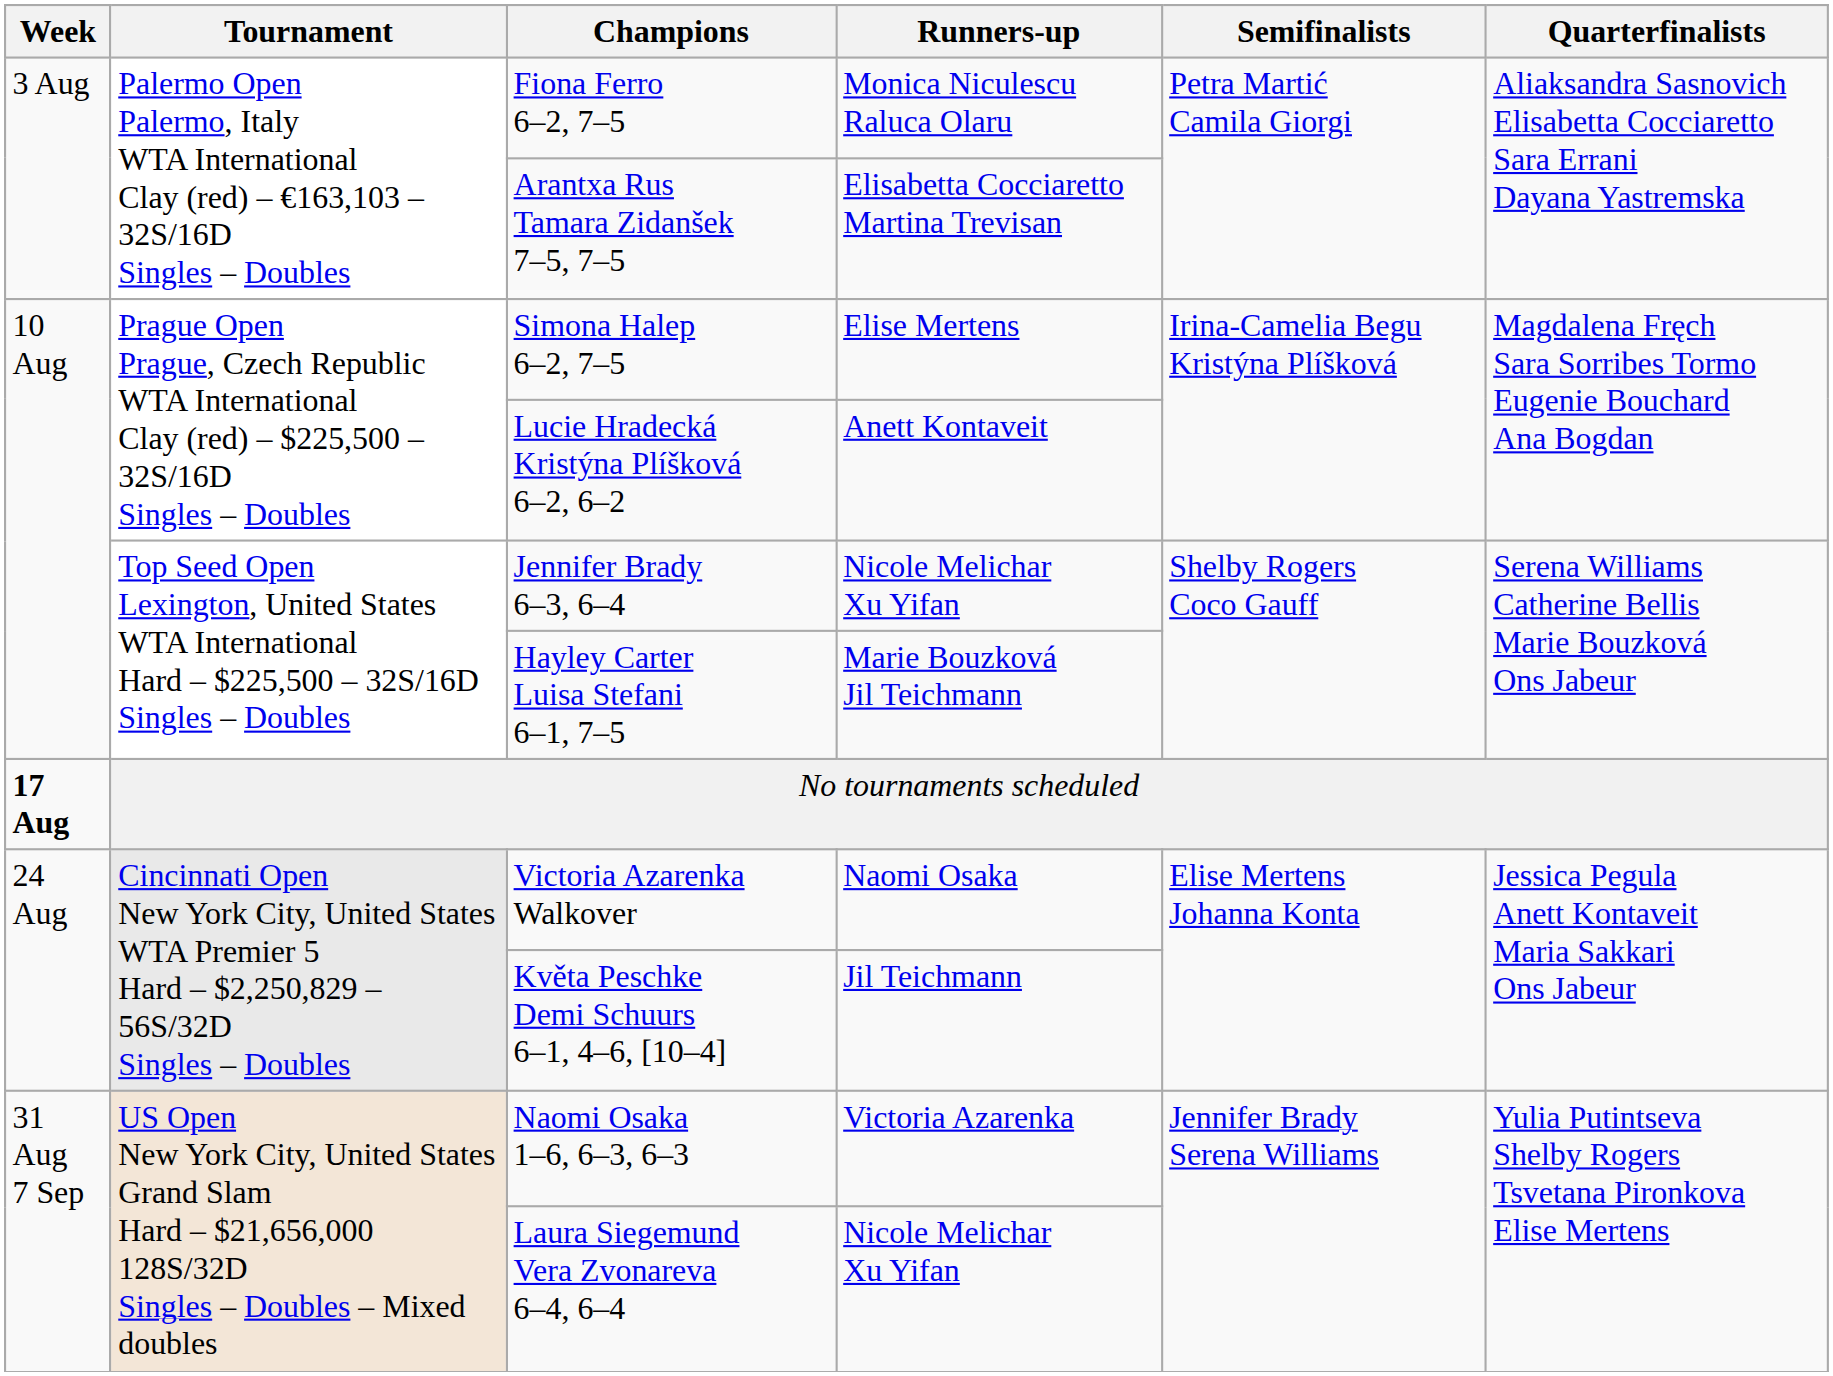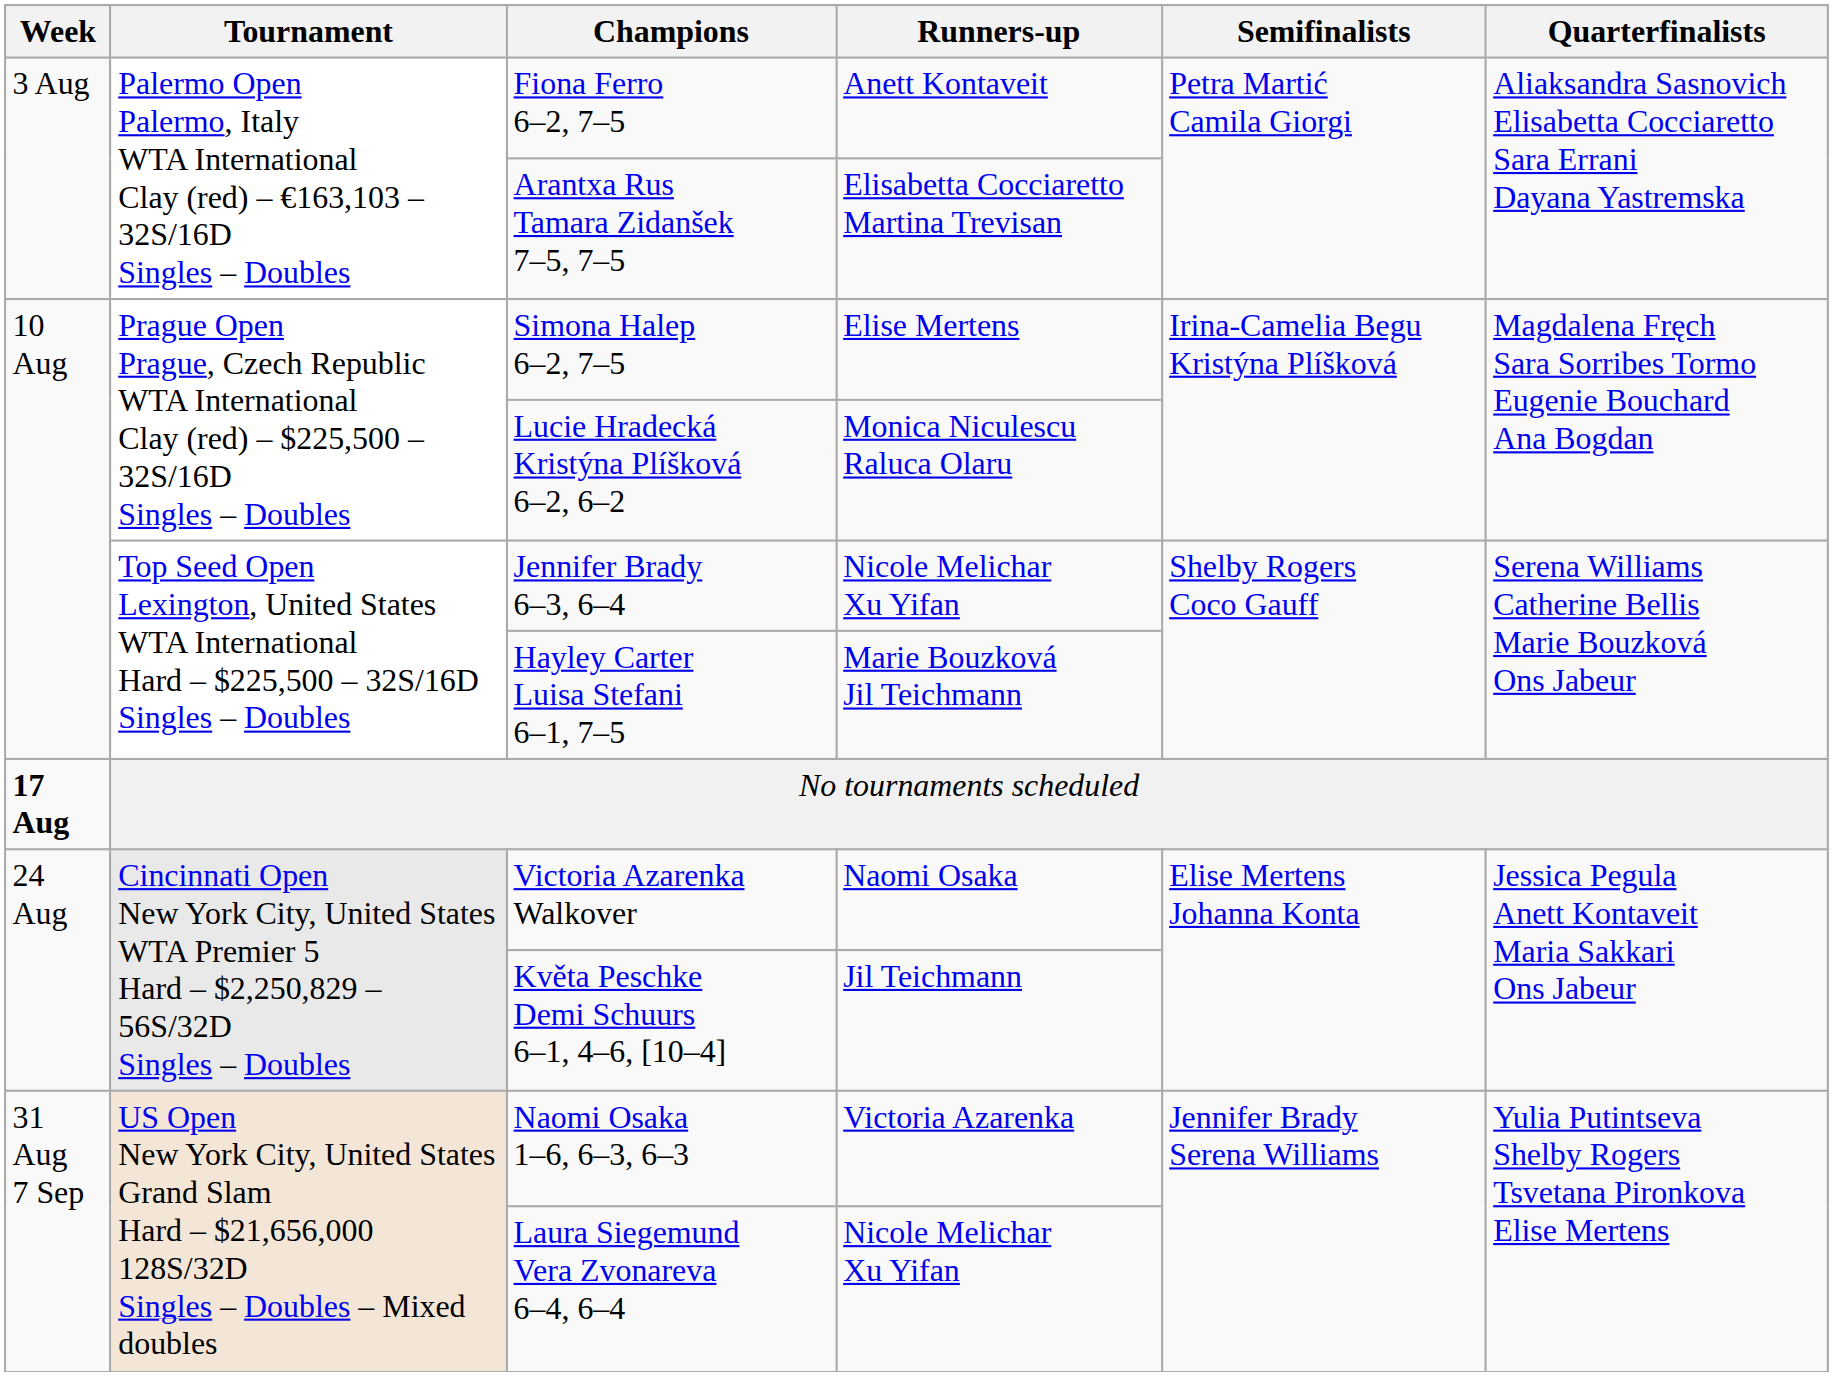(960, 102) Monica Niculescu Raluca Olaru -> (945, 83) Anett Kontaveit
(945, 425) Anett Kontaveit -> (960, 444) Monica Niculescu Raluca Olaru
